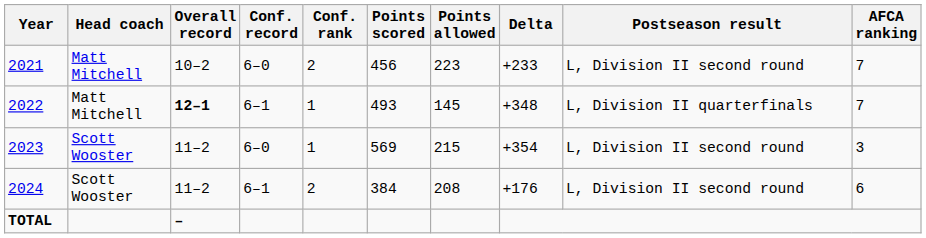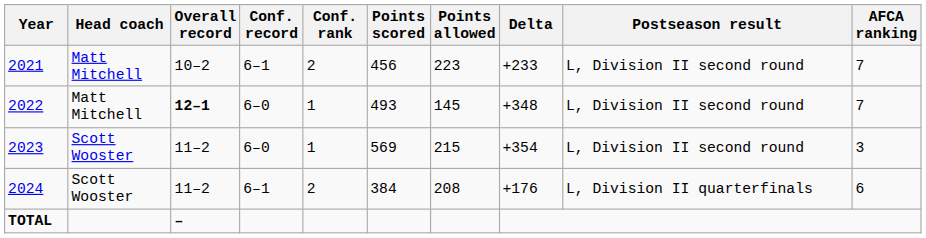(257, 66) 6–0 -> (257, 66) 6–1
(257, 107) 6–1 -> (257, 107) 6–0
(689, 107) L, Division II quarterfinals -> (685, 107) L, Division II second round
(685, 189) L, Division II second round -> (689, 189) L, Division II quarterfinals
